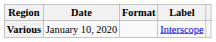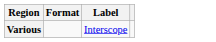- column: (81, 12)
